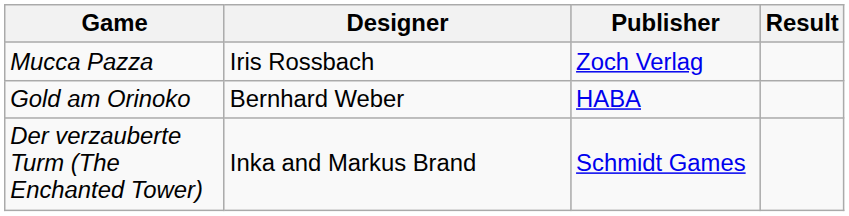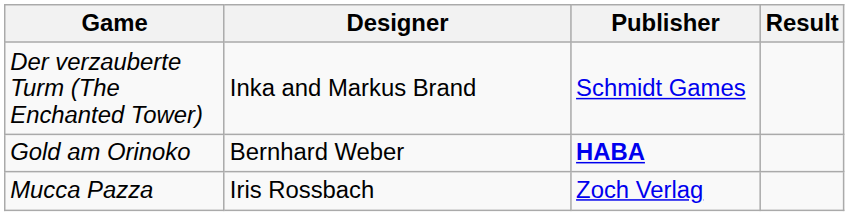rows swapped: (107, 163) <-> (82, 61)
(609, 99) normal -> (610, 152) bold
